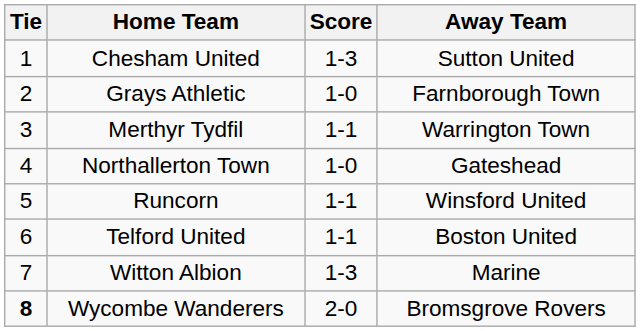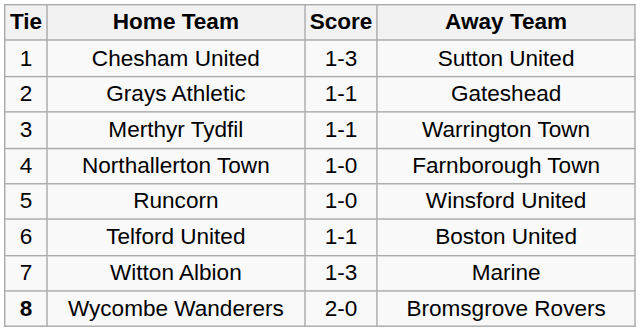(341, 93) 1-0 -> (341, 93) 1-1
(506, 93) Farnborough Town -> (506, 93) Gateshead
(506, 165) Gateshead -> (506, 165) Farnborough Town
(341, 201) 1-1 -> (341, 201) 1-0
